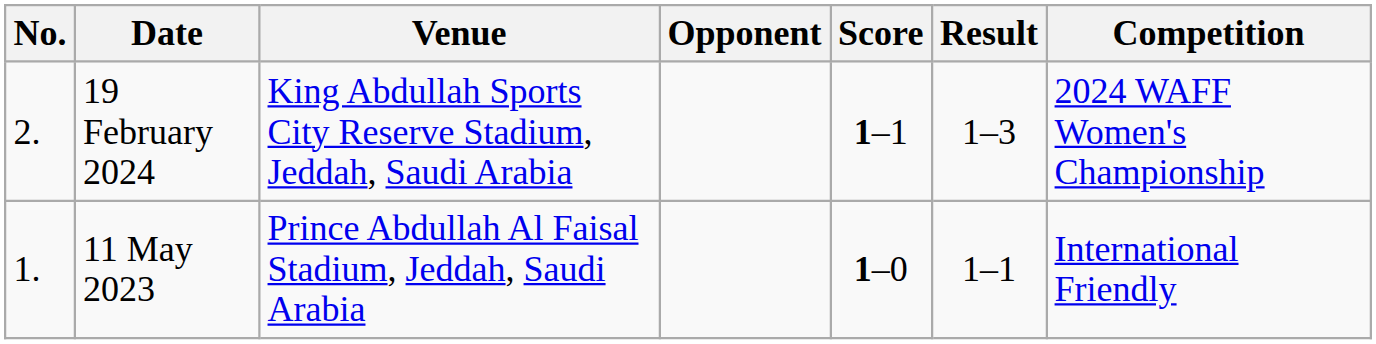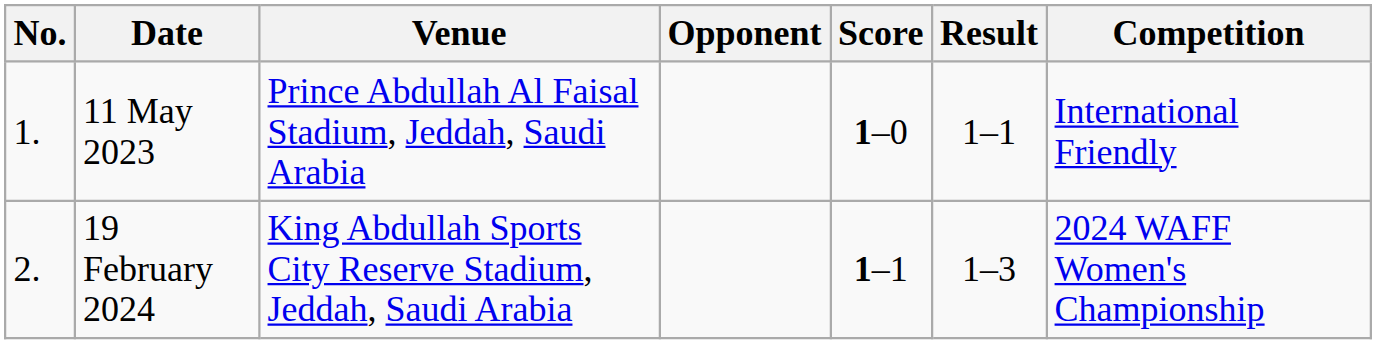rows swapped: (138, 268) <-> (148, 130)
